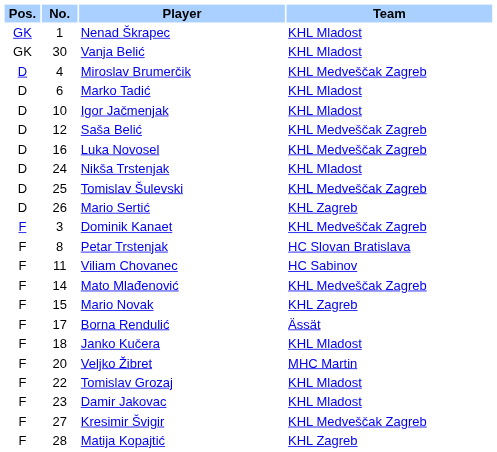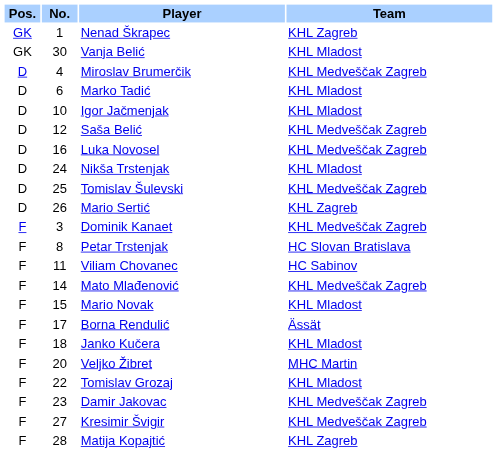(325, 33) KHL Mladost -> (323, 33) KHL Zagreb
(323, 305) KHL Zagreb -> (325, 305) KHL Mladost
(325, 402) KHL Mladost -> (357, 402) KHL Medveščak Zagreb
